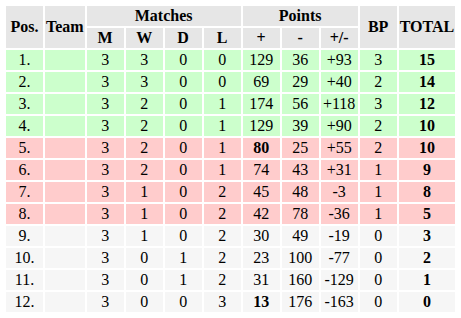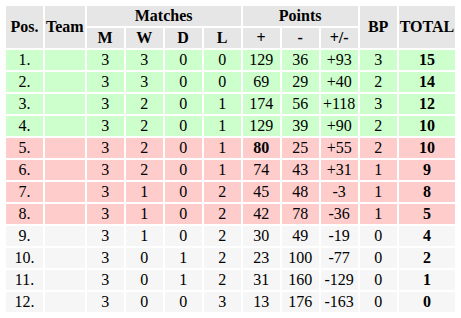(427, 236) 3 -> (427, 236) 4
(261, 302) bold -> (261, 302) normal
